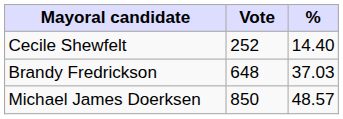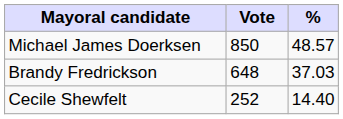rows swapped: (105, 99) <-> (67, 45)
